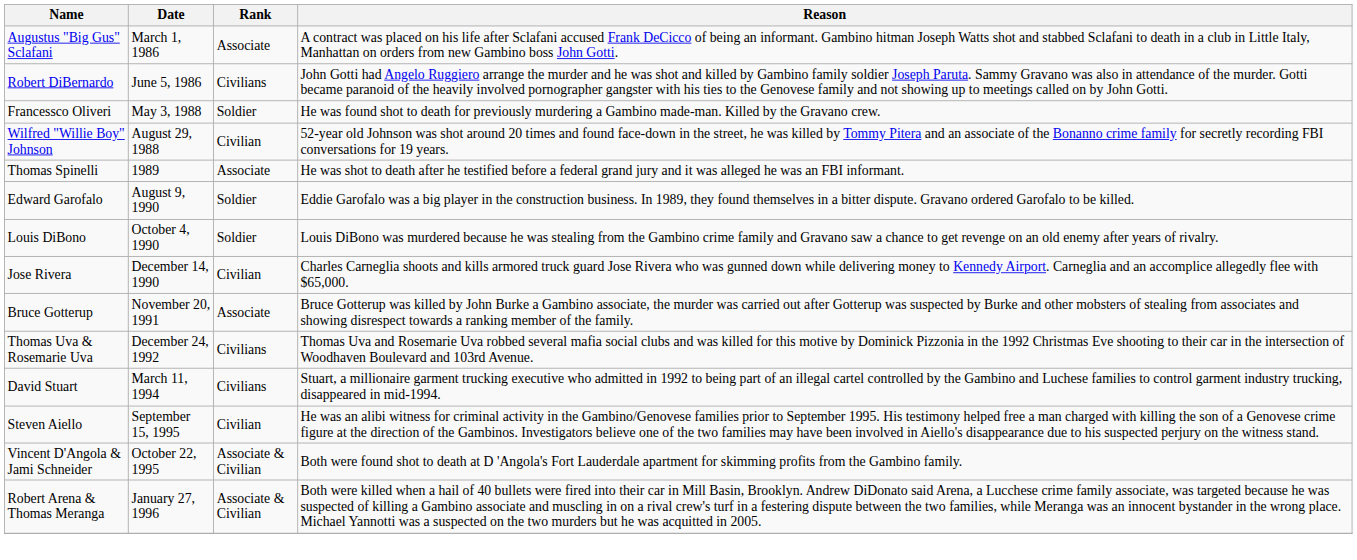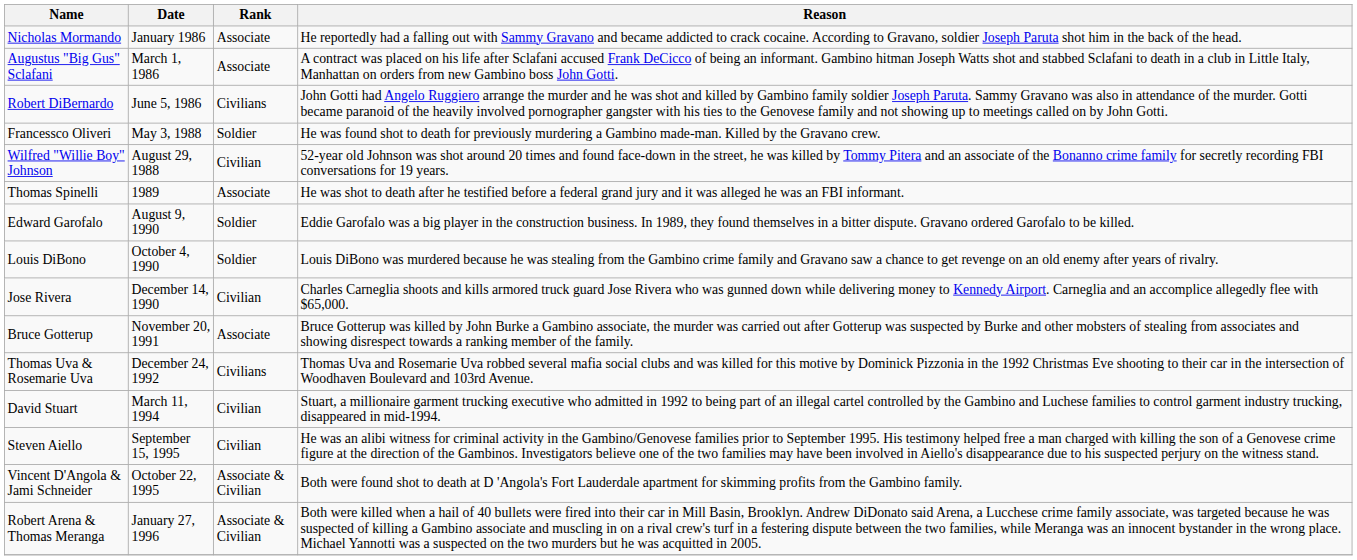+ row: (64, 37)
(242, 387) Civilians -> (239, 408) Civilian
